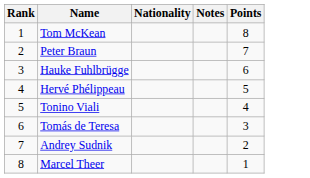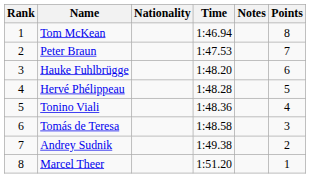+ column: (214, 13)
